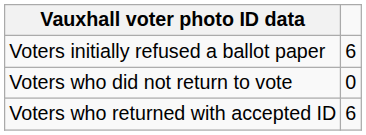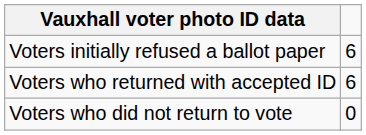rows swapped: (173, 113) <-> (151, 82)
